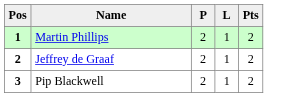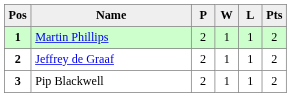+ column: (227, 15)
